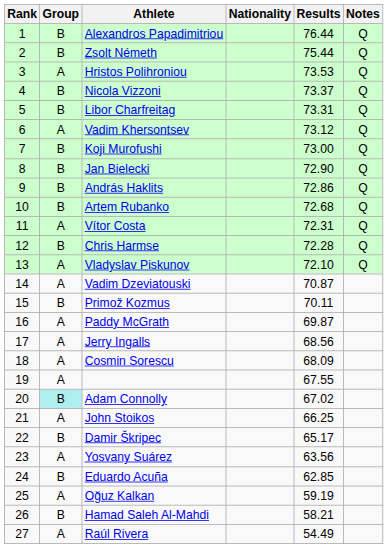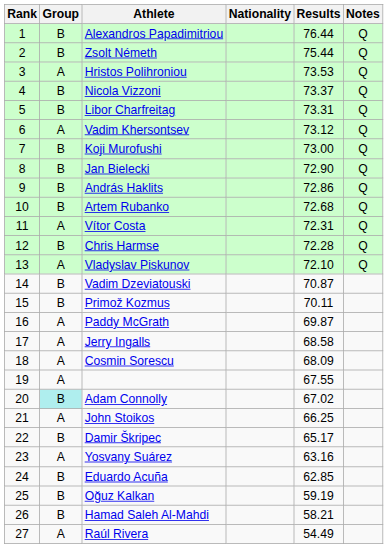(61, 284) A -> (61, 284) B
(318, 341) 68.56 -> (318, 341) 68.58
(318, 457) 63.56 -> (318, 457) 63.16
(61, 495) A -> (61, 495) B
